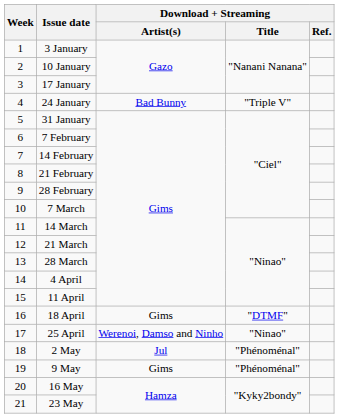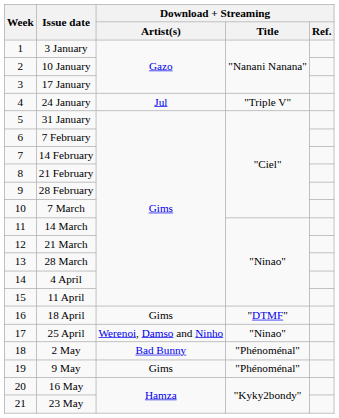(161, 102) Bad Bunny -> (161, 102) Jul
(161, 350) Jul -> (161, 350) Bad Bunny
